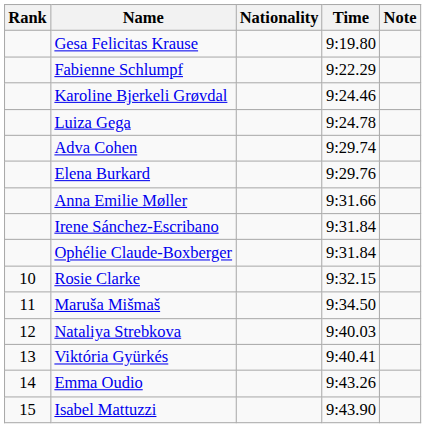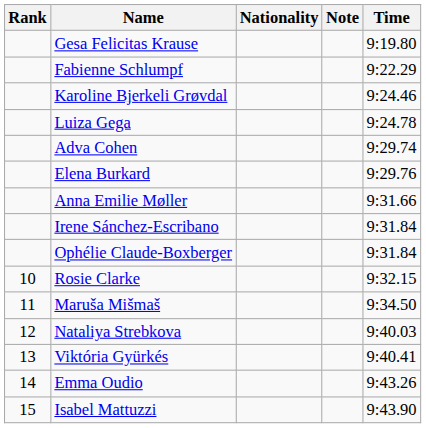columns swapped: (351, 17) <-> (400, 17)
